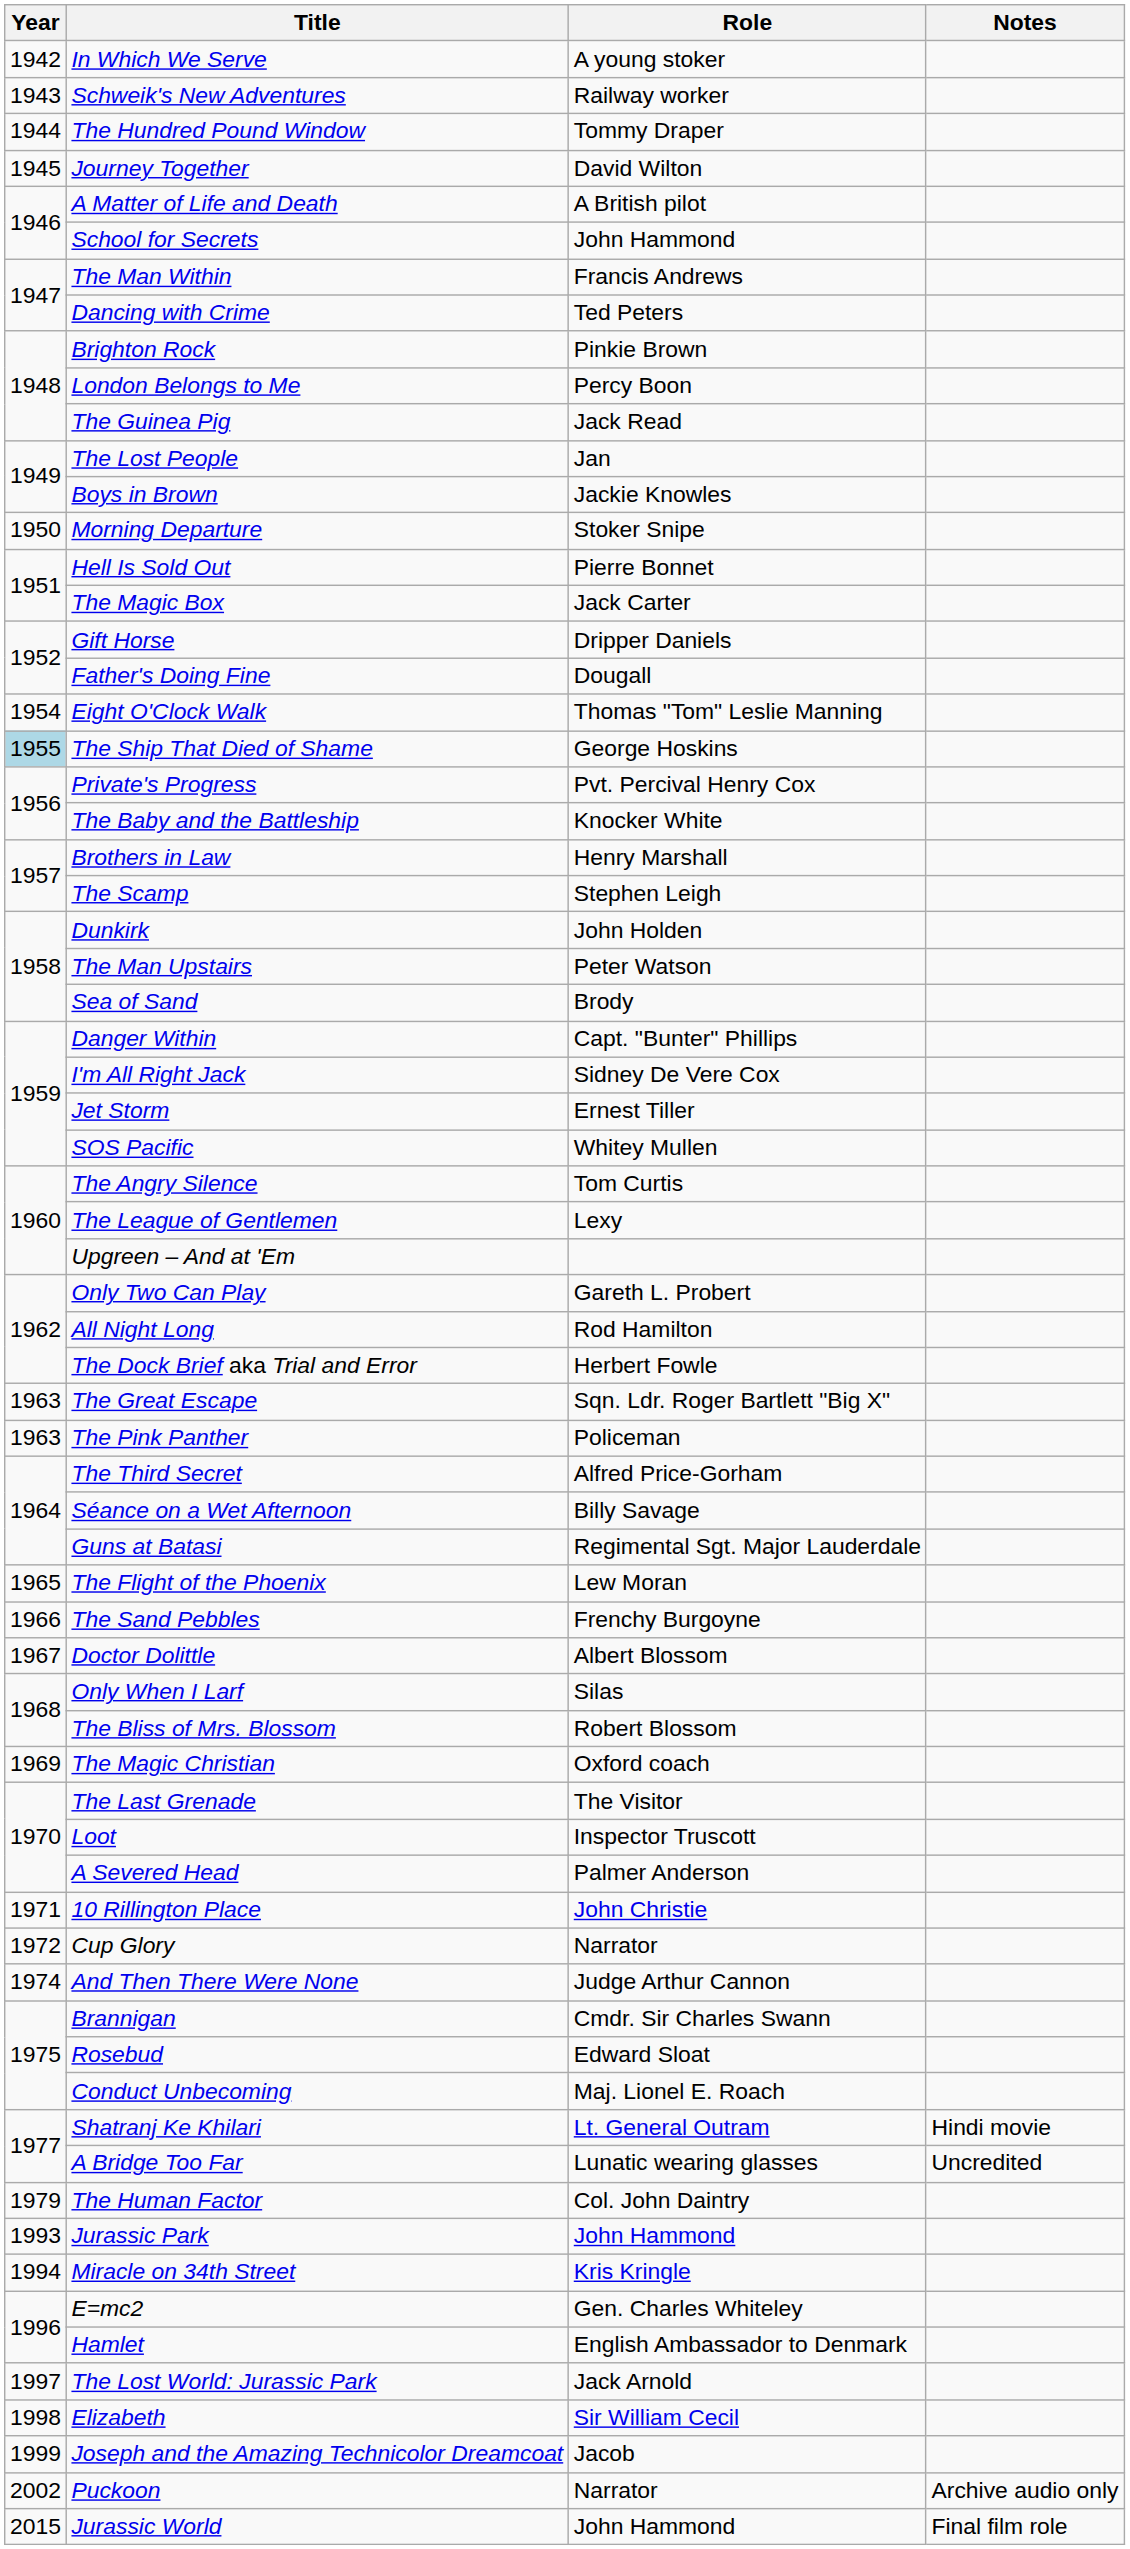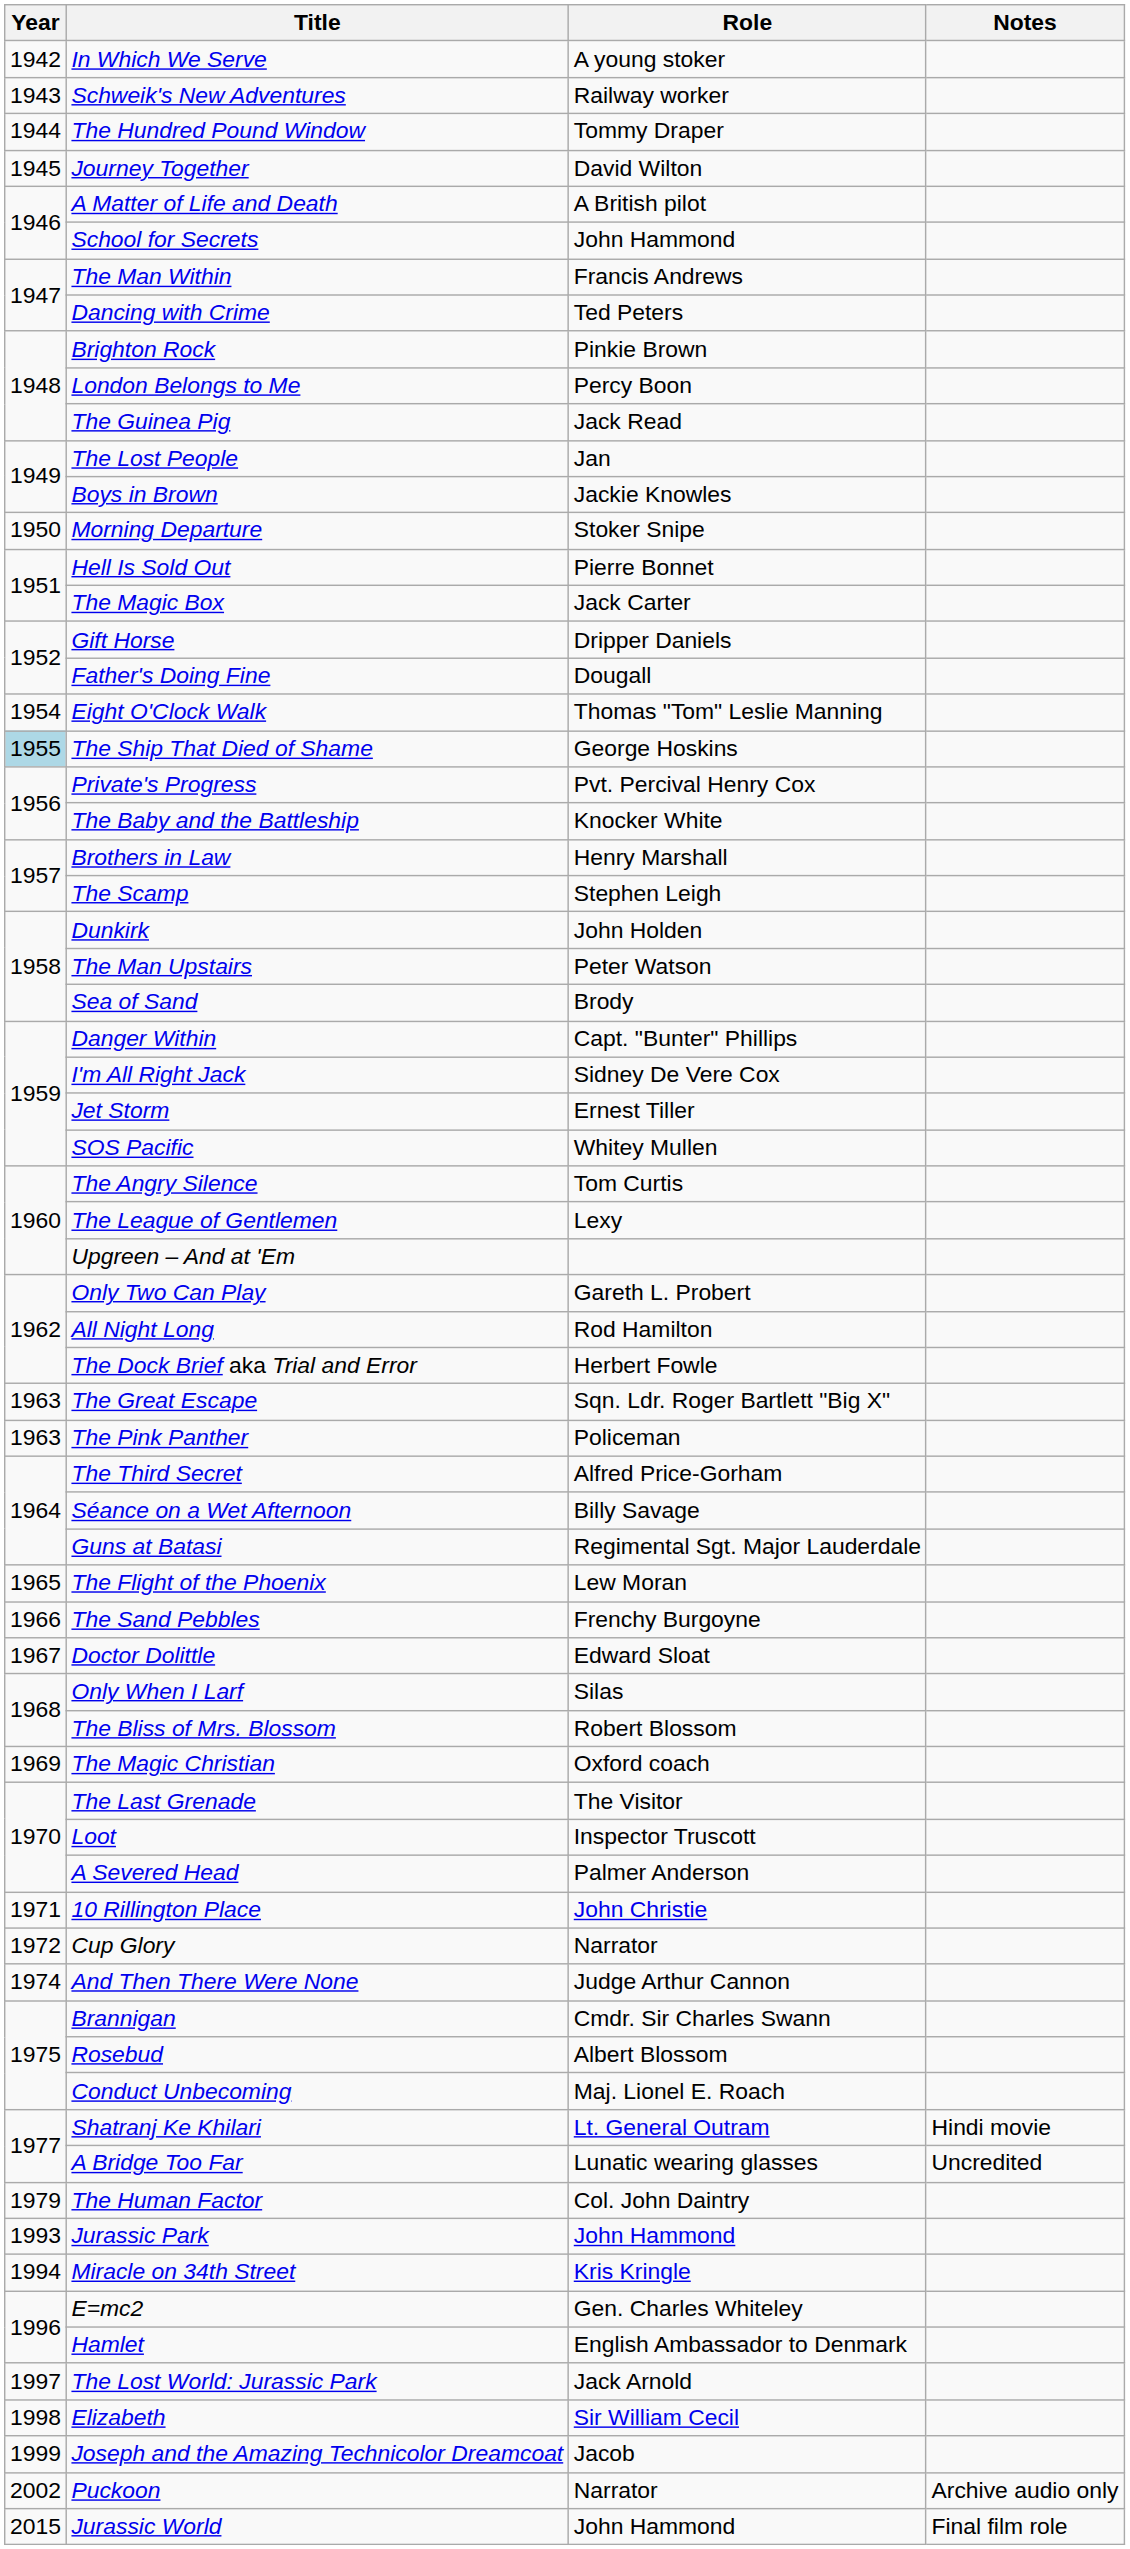(651, 1655) Albert Blossom -> (642, 1655) Edward Sloat
(642, 2054) Edward Sloat -> (651, 2054) Albert Blossom
